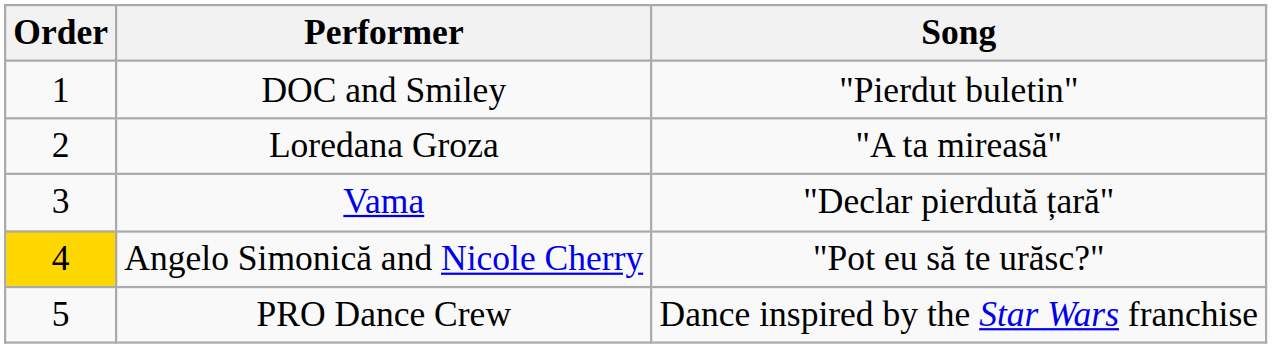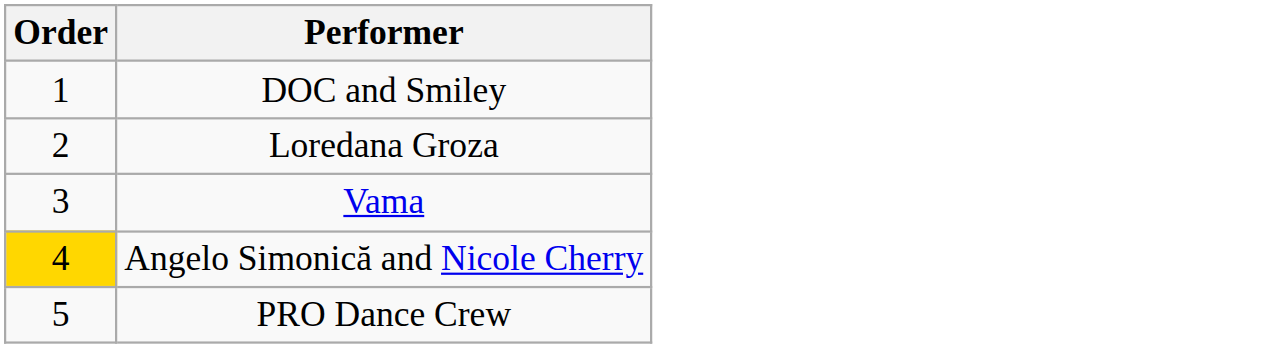- column: (959, 32)
